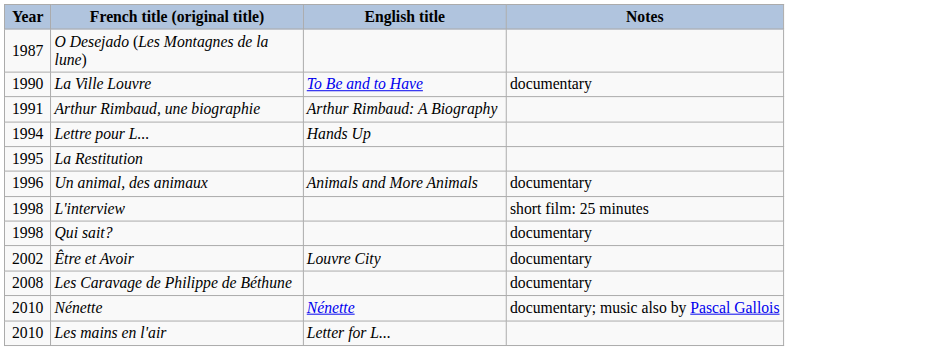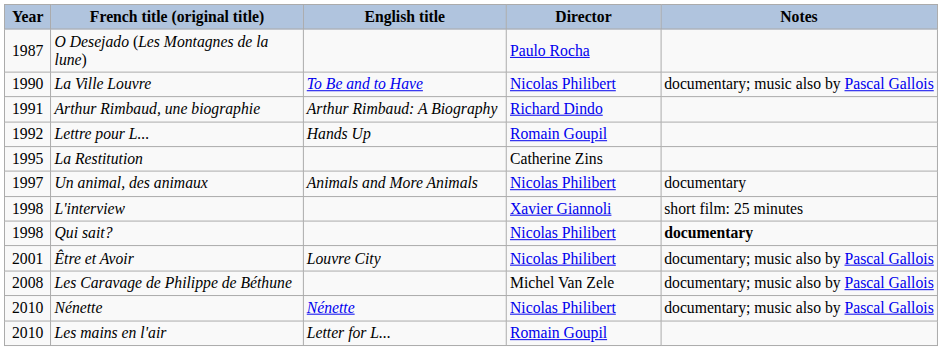+ column: (583, 16)
(551, 84) documentary -> (799, 84) documentary; music also by Pascal Gallois
(28, 134) 1994 -> (28, 134) 1992
(28, 183) 1996 -> (28, 183) 1997
(551, 233) normal -> (709, 233) bold
(28, 258) 2002 -> (28, 258) 2001
(551, 258) documentary -> (799, 258) documentary; music also by Pascal Gallois
(551, 283) documentary -> (799, 283) documentary; music also by Pascal Gallois
